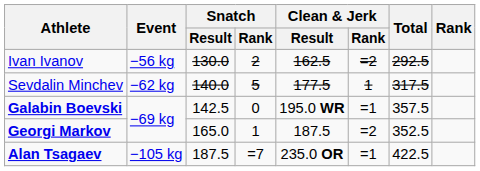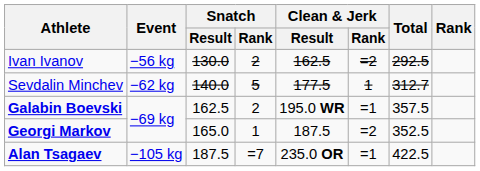(410, 85) 317.5 -> (410, 85) 312.7
(211, 108) 142.5 -> (211, 108) 162.5
(256, 108) 0 -> (256, 108) 2
